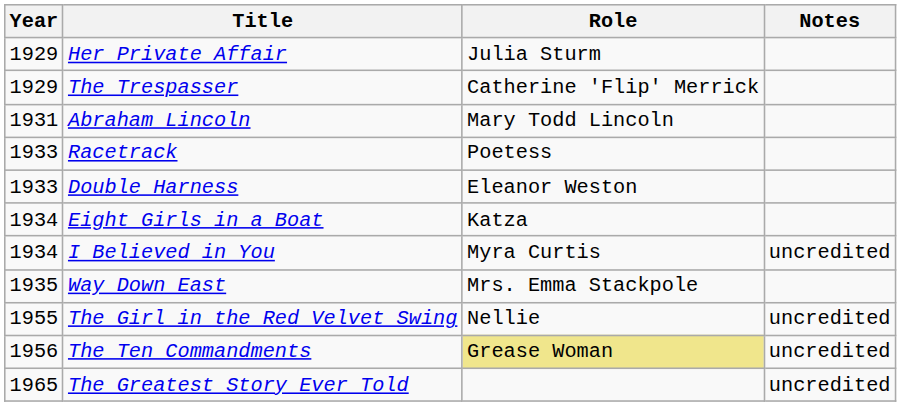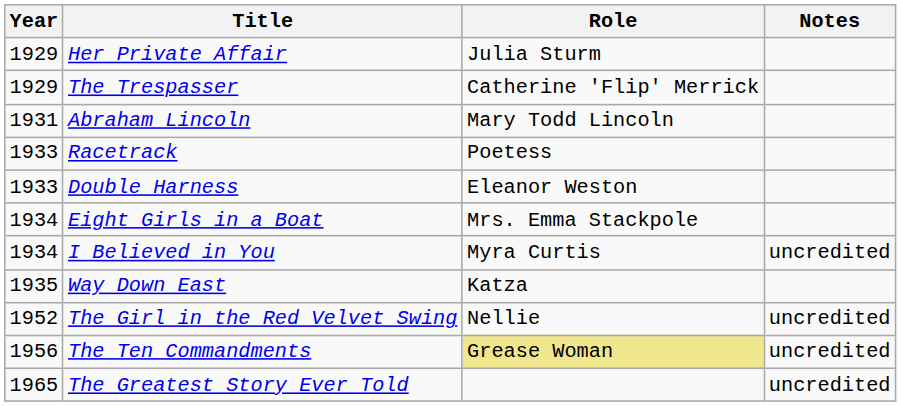(497, 220) Katza -> (583, 220) Mrs. Emma Stackpole
(583, 286) Mrs. Emma Stackpole -> (497, 286) Katza
(34, 319) 1955 -> (34, 319) 1952
